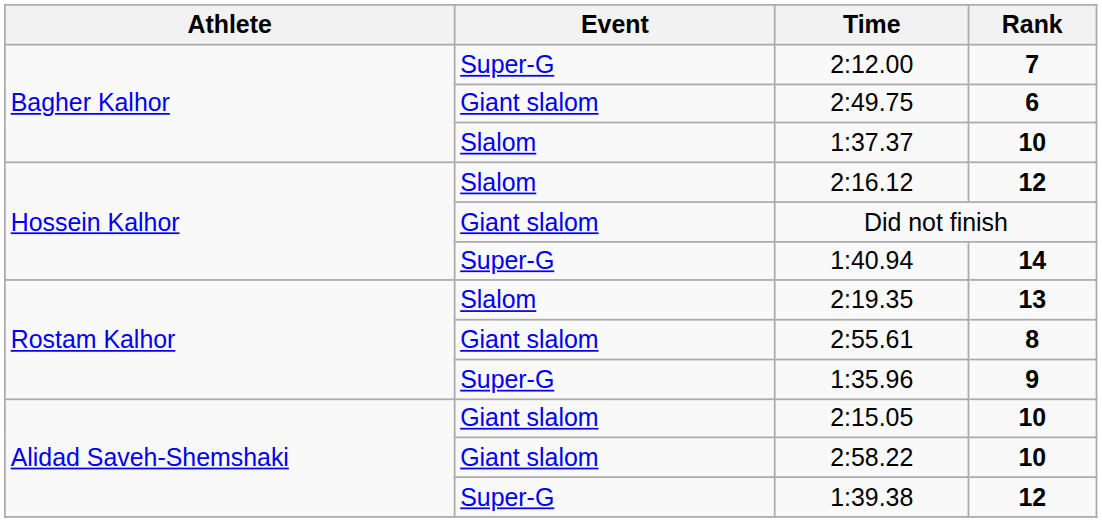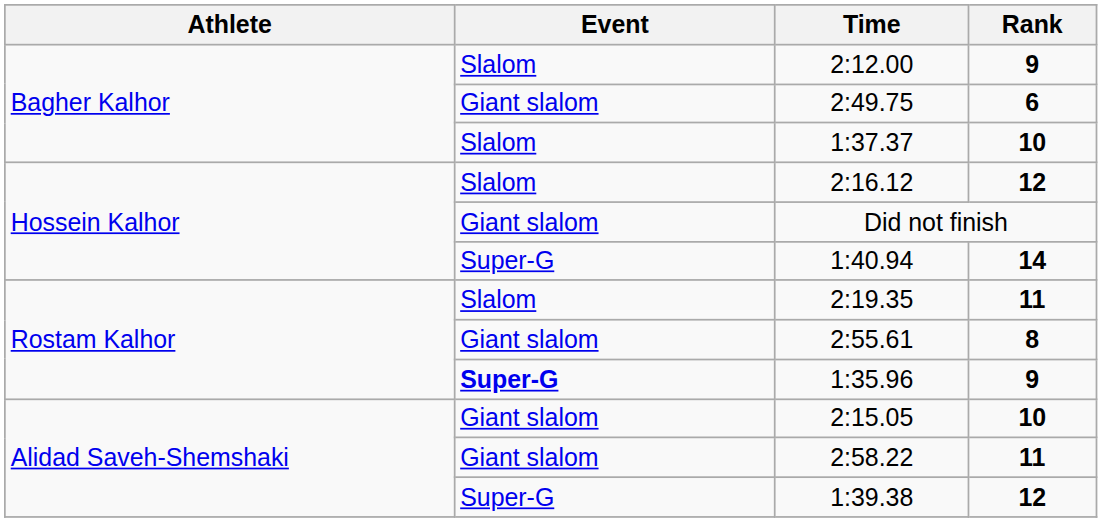(507, 64) Super-G -> (498, 64) Slalom
(1032, 64) 7 -> (1032, 64) 9
(1032, 300) 13 -> (1032, 300) 11
(507, 379) normal -> (509, 379) bold
(1032, 458) 10 -> (1032, 458) 11
